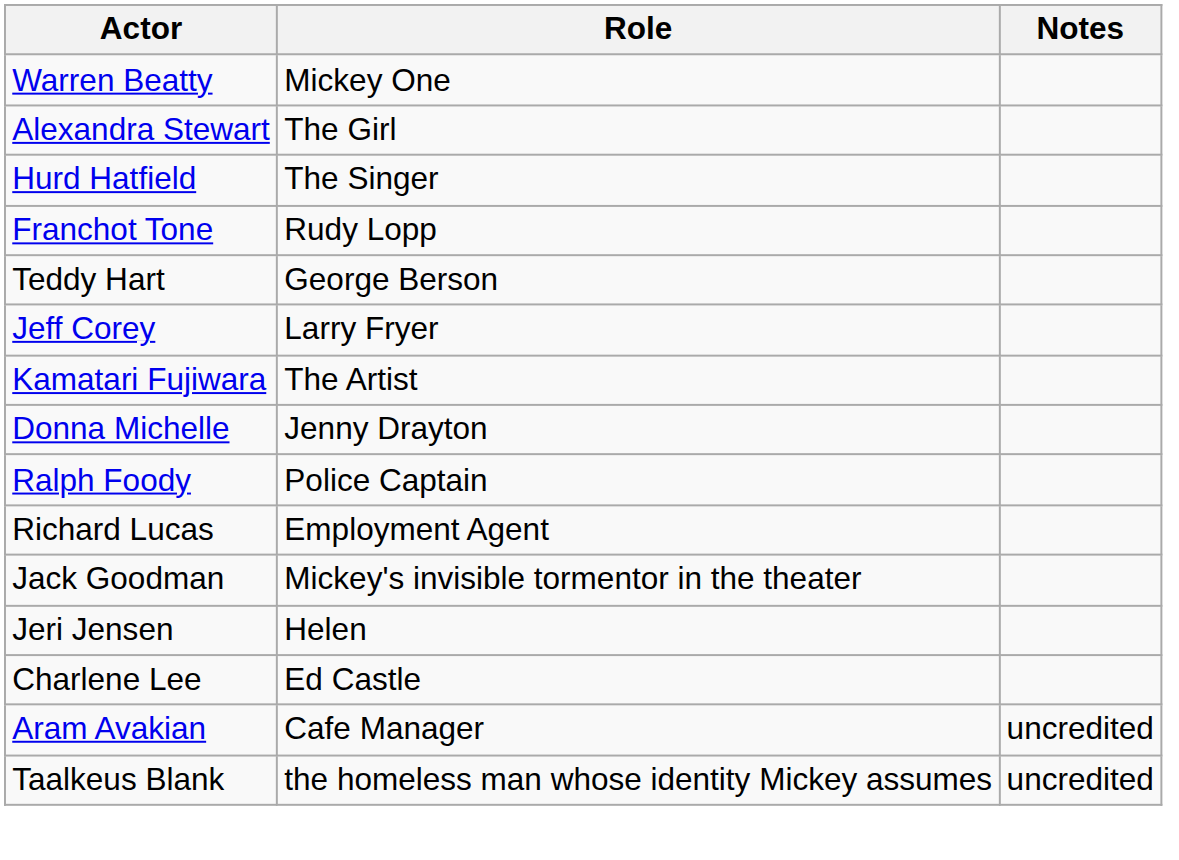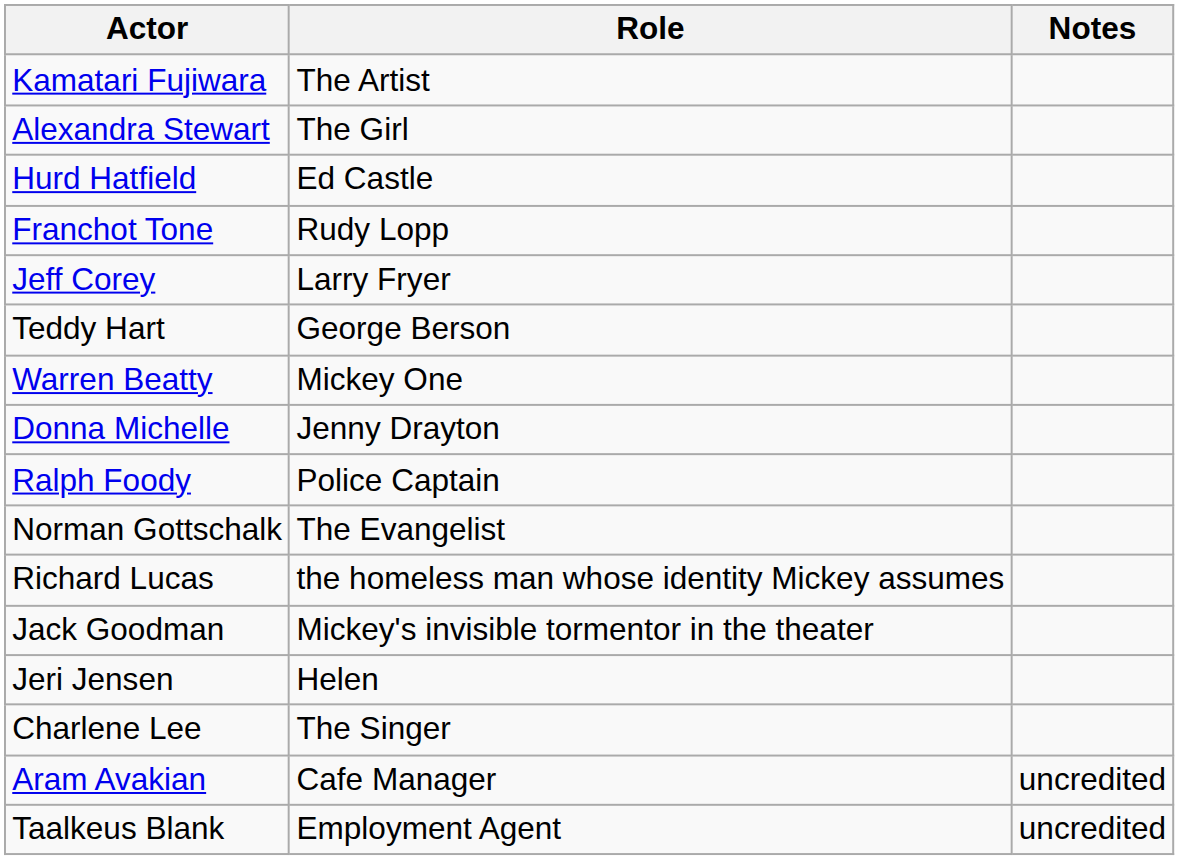rows swapped: (112, 79) <-> (139, 379)
(361, 179) The Singer -> (365, 179) Ed Castle
rows swapped: (88, 279) <-> (84, 329)
+ row: (147, 529)
(417, 529) Employment Agent -> (650, 579) the homeless man whose identity Mickey assumes
(353, 679) Ed Castle -> (374, 729) The Singer
(638, 779) the homeless man whose identity Mickey assumes -> (429, 829) Employment Agent
